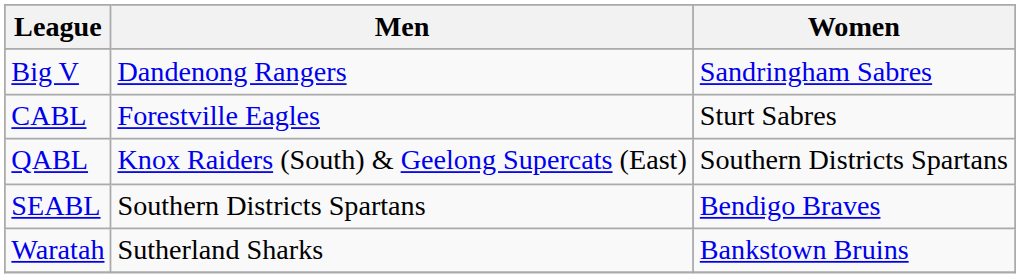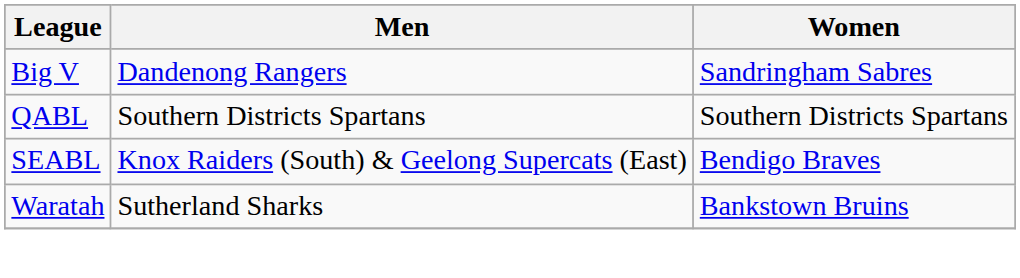- row: (49, 116)
(402, 160) Knox Raiders (South) & Geelong Supercats (East) -> (272, 116) Southern Districts Spartans
(272, 205) Southern Districts Spartans -> (402, 160) Knox Raiders (South) & Geelong Supercats (East)
